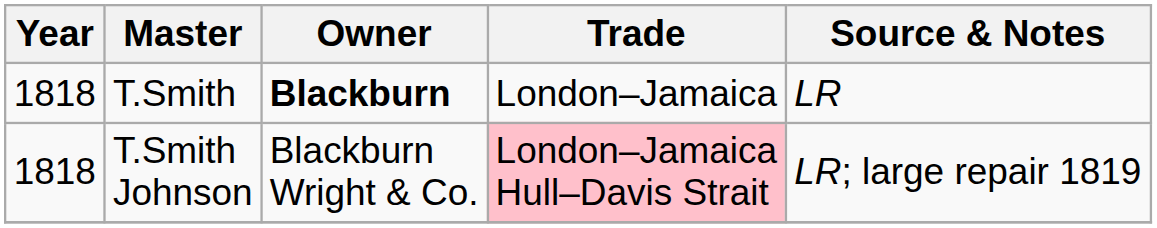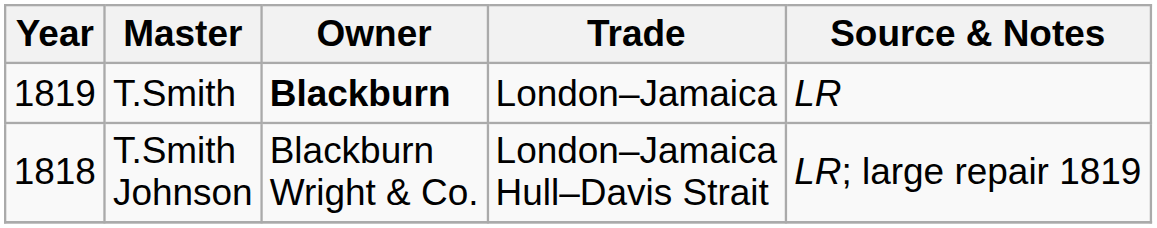(55, 92) 1818 -> (55, 92) 1819
(636, 171) pink background -> (636, 171) no background
